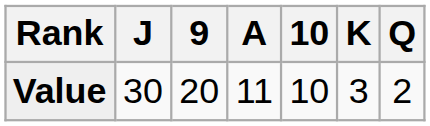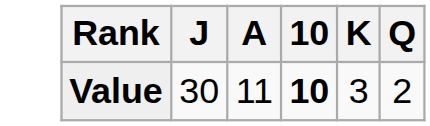- column: (199, 33)
(309, 90) normal -> (309, 90) bold
